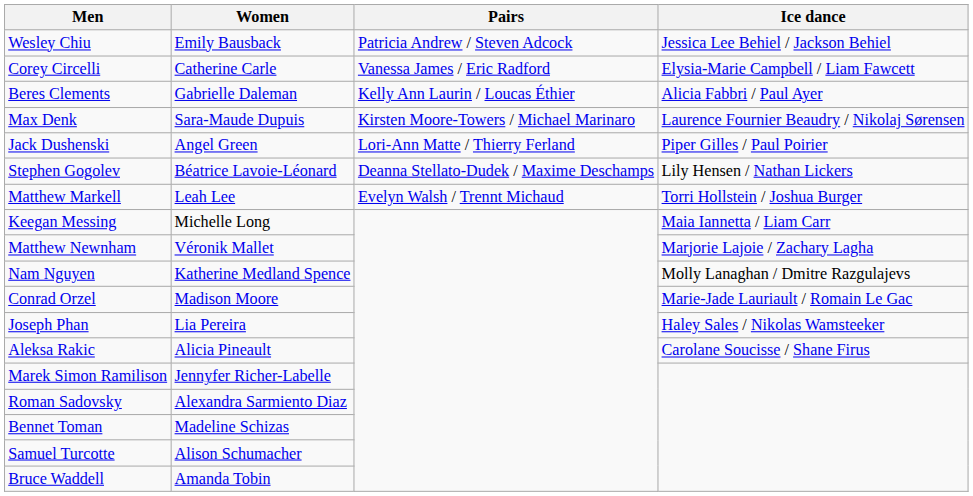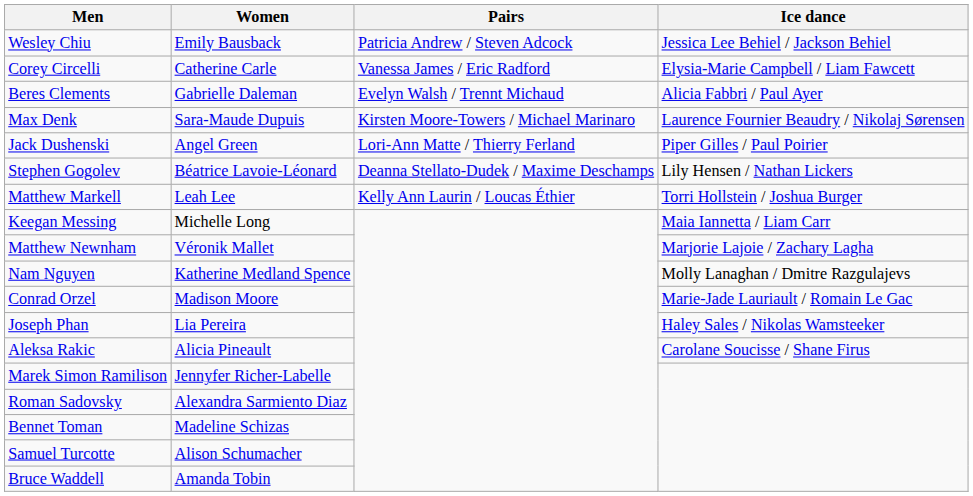(466, 94) Kelly Ann Laurin / Loucas Éthier -> (461, 94) Evelyn Walsh / Trennt Michaud
(461, 196) Evelyn Walsh / Trennt Michaud -> (466, 196) Kelly Ann Laurin / Loucas Éthier
